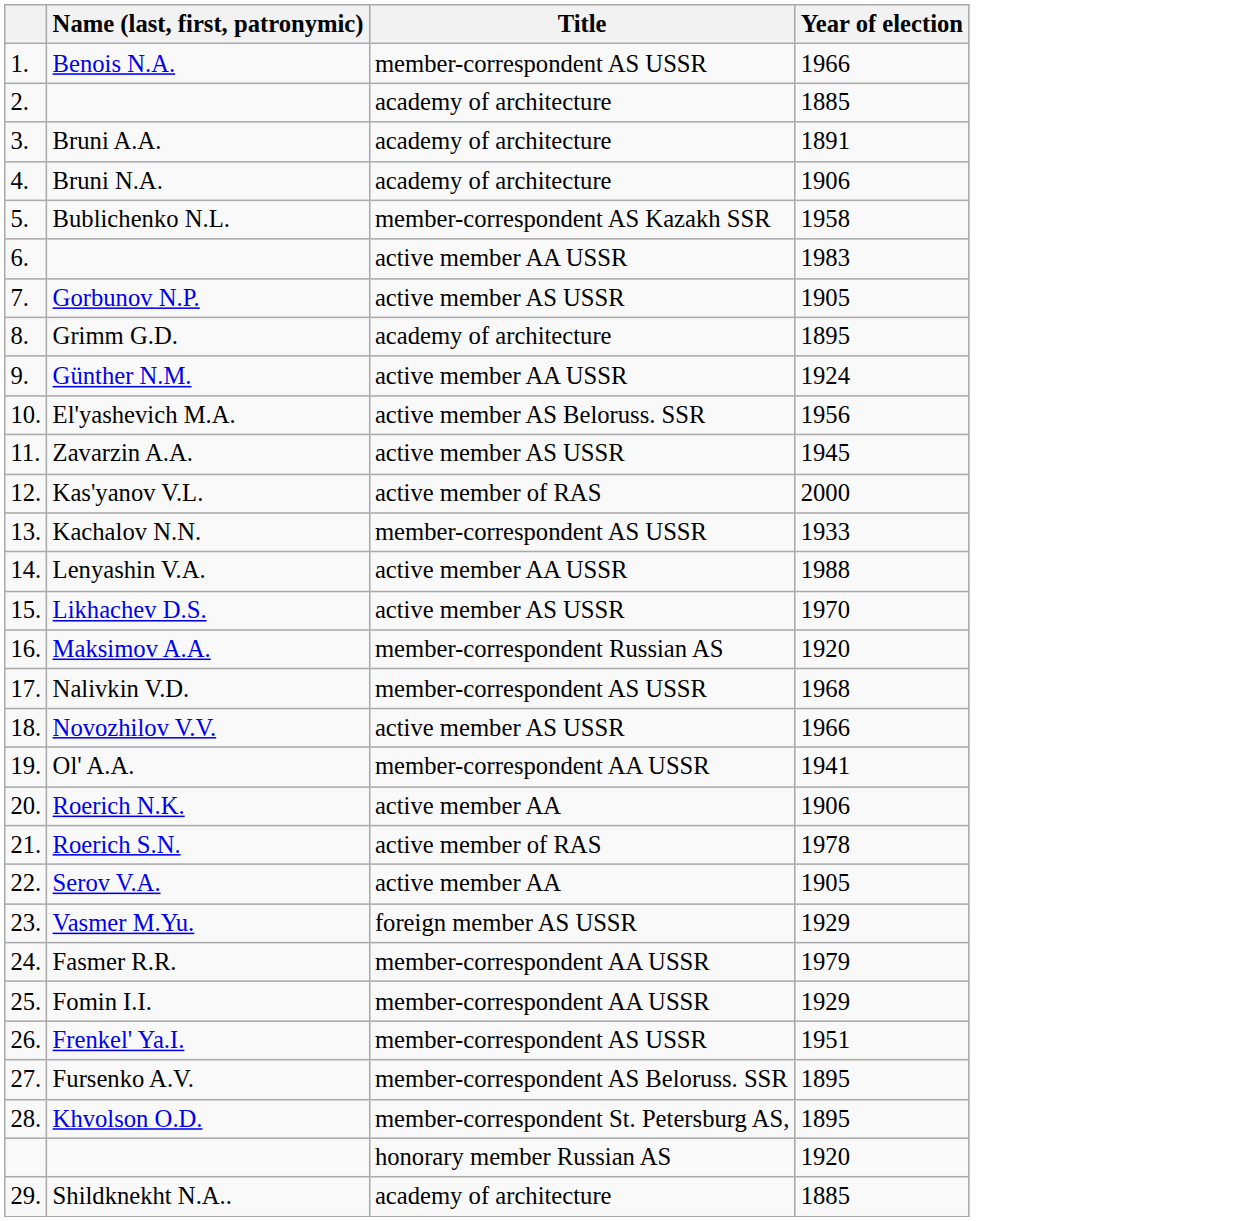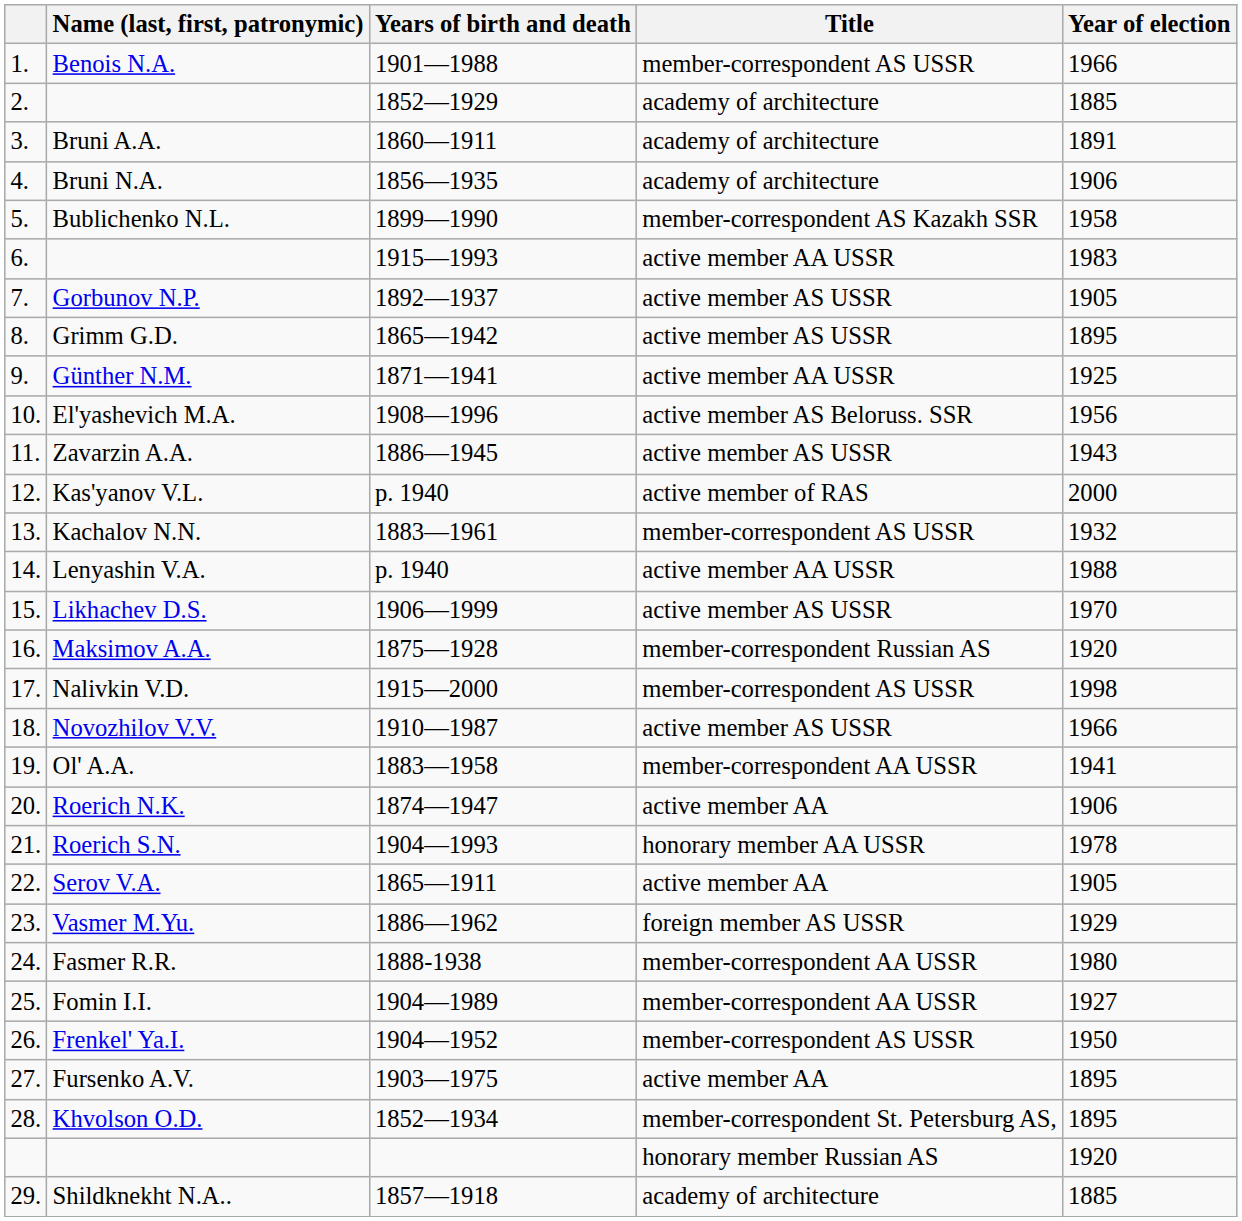+ column: (503, 24)
(493, 336) academy of architecture -> (767, 336) active member AS USSR
(825, 375) 1924 -> (1093, 375) 1925
(825, 453) 1945 -> (1093, 453) 1943
(825, 532) 1933 -> (1093, 532) 1932
(825, 688) 1968 -> (1093, 688) 1998
(488, 844) active member of RAS -> (784, 844) honorary member AA USSR
(825, 961) 1979 -> (1093, 961) 1980
(825, 1000) 1929 -> (1093, 1000) 1927
(825, 1040) 1951 -> (1093, 1040) 1950
(581, 1079) member-correspondent AS Beloruss. SSR -> (735, 1079) active member AA
